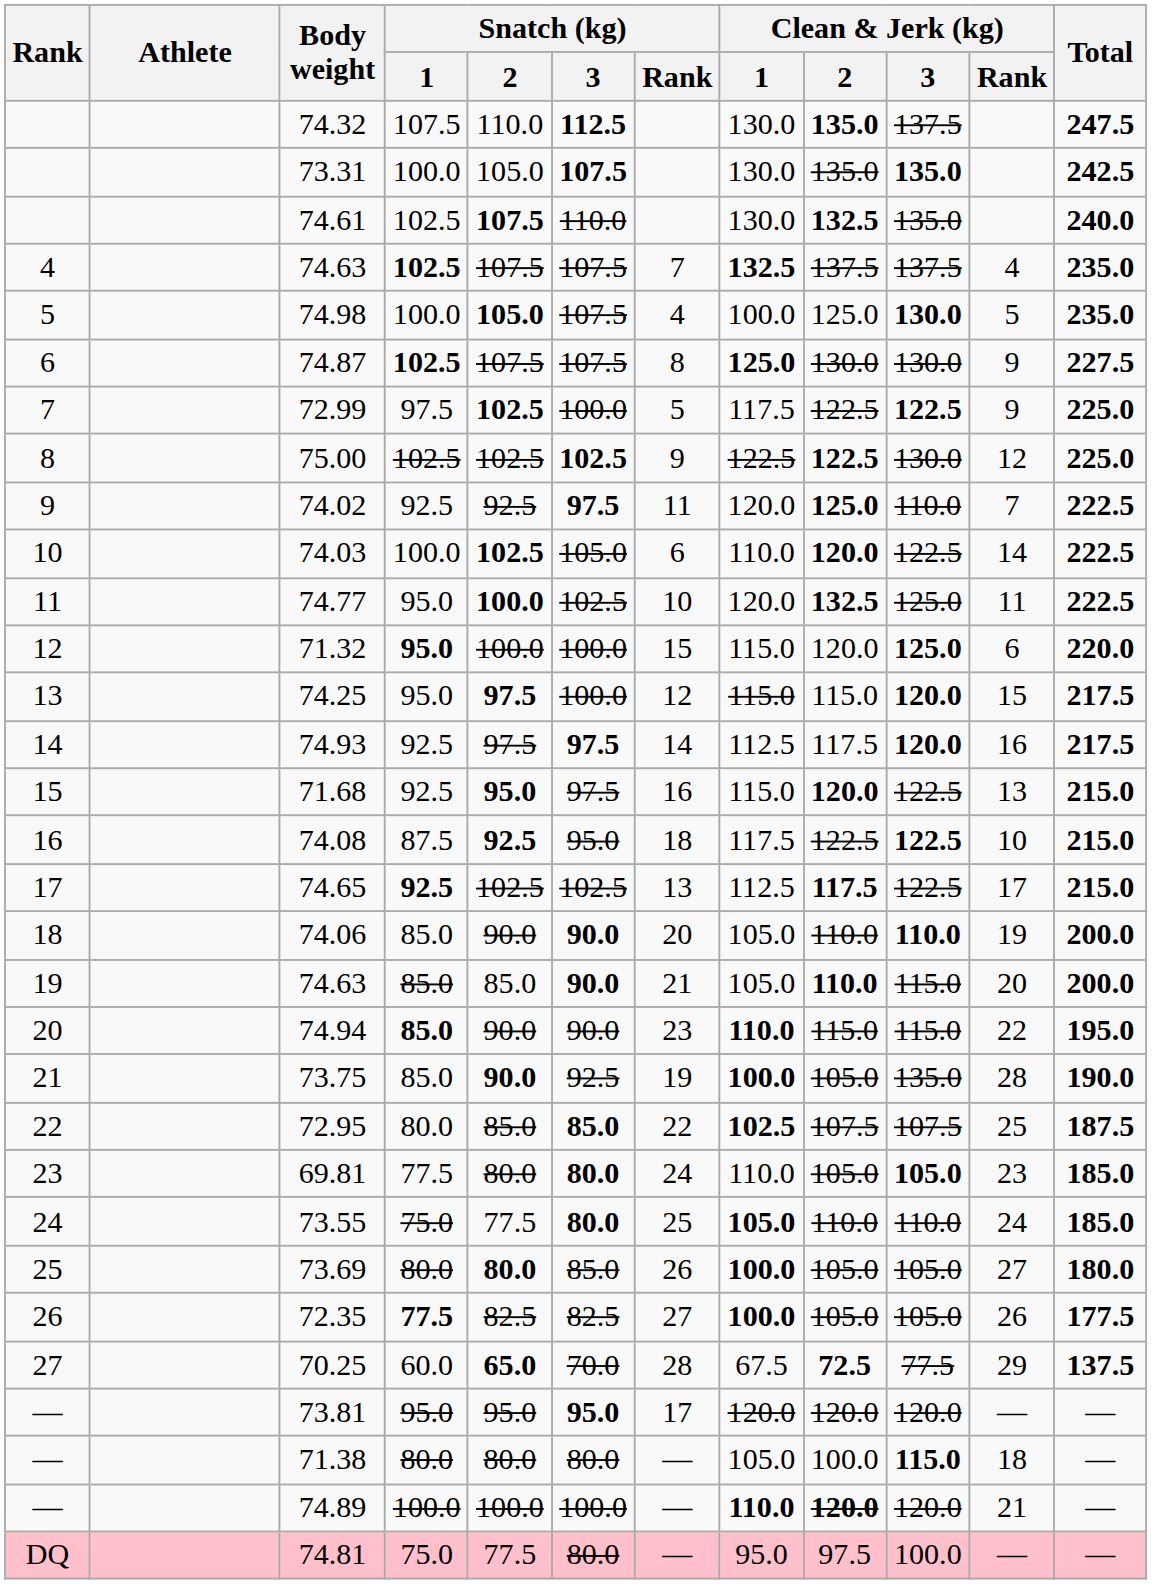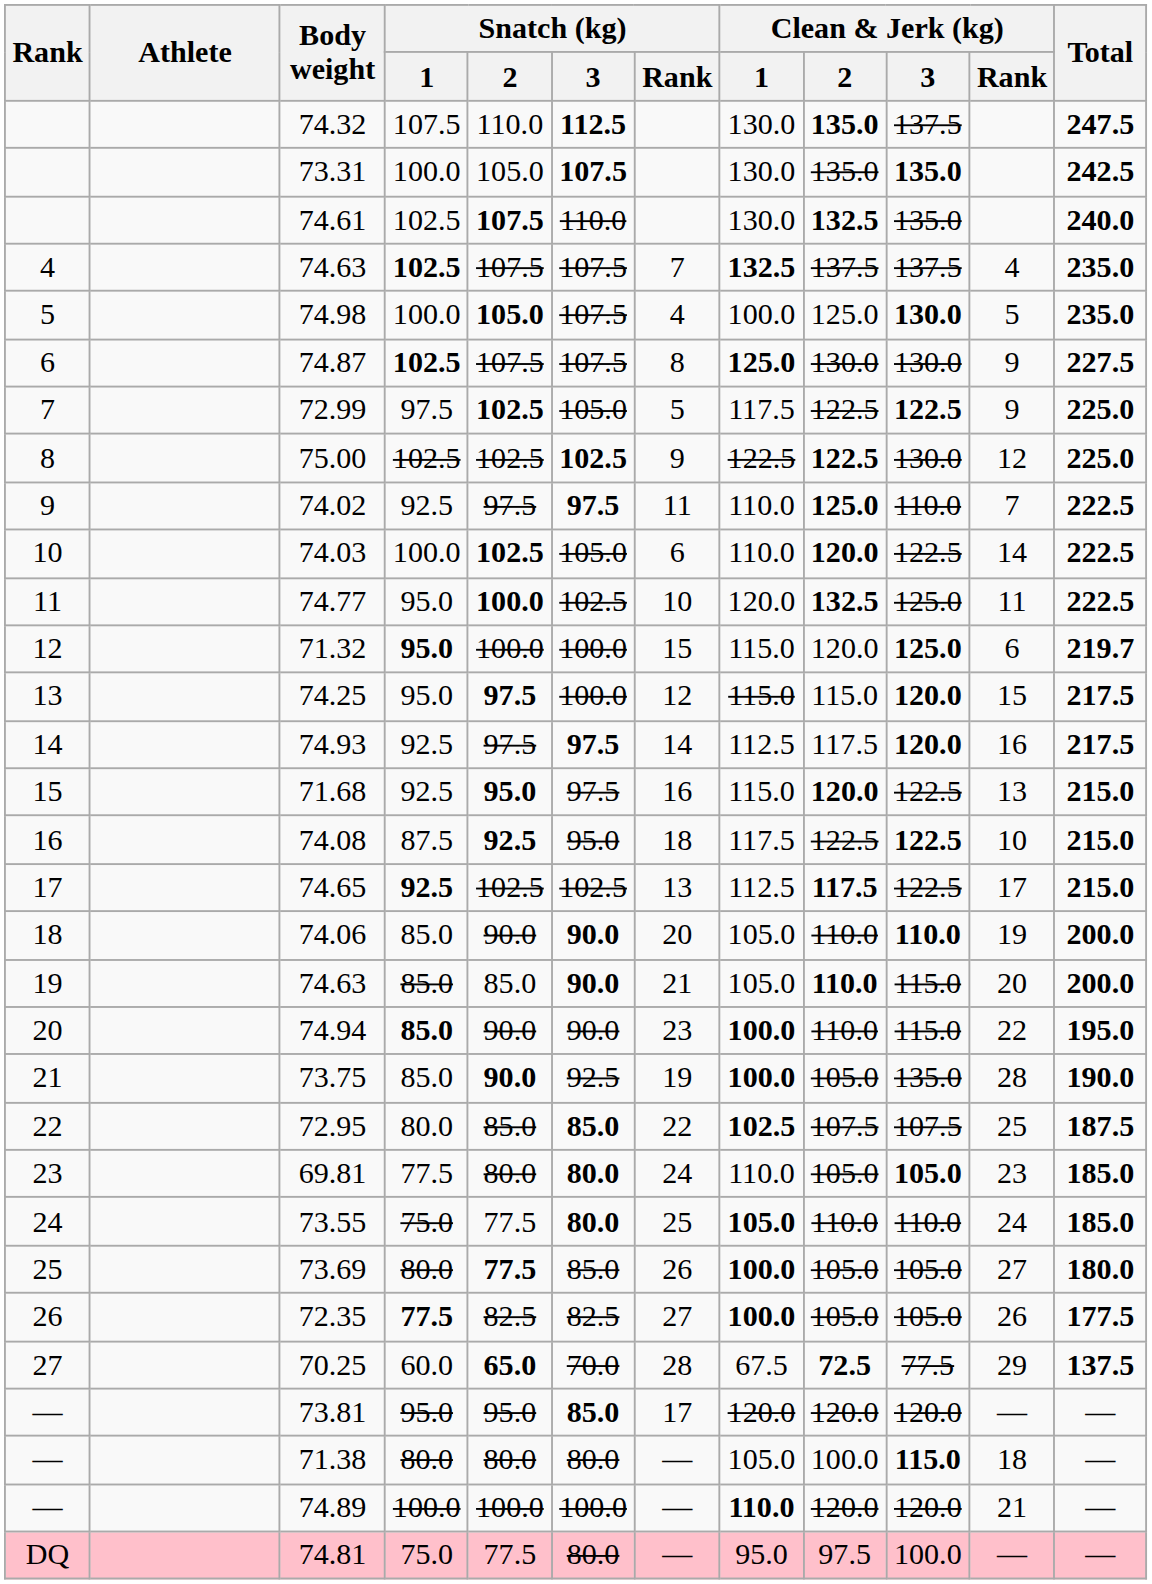(593, 409) 100.0 -> (593, 409) 105.0
(510, 505) 92.5 -> (510, 505) 97.5
(761, 505) 120.0 -> (761, 505) 110.0
(1100, 648) 220.0 -> (1100, 648) 219.7
(761, 1030) 110.0 -> (761, 1030) 100.0
(845, 1030) 115.0 -> (845, 1030) 110.0
(510, 1268) 80.0 -> (510, 1268) 77.5
(593, 1411) 95.0 -> (593, 1411) 85.0
(845, 1507) bold -> (845, 1507) normal
